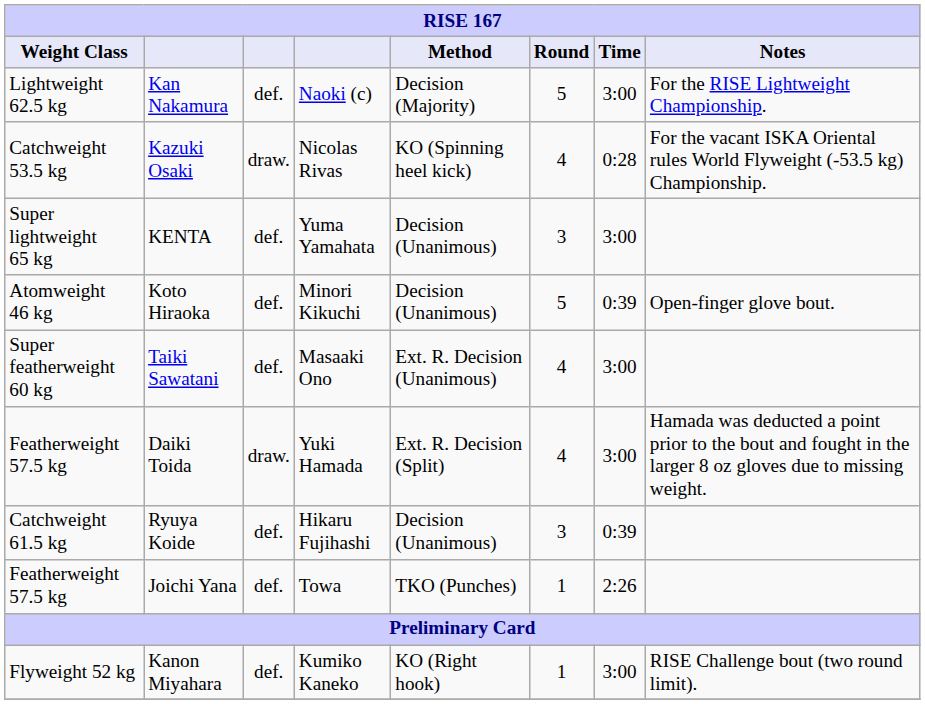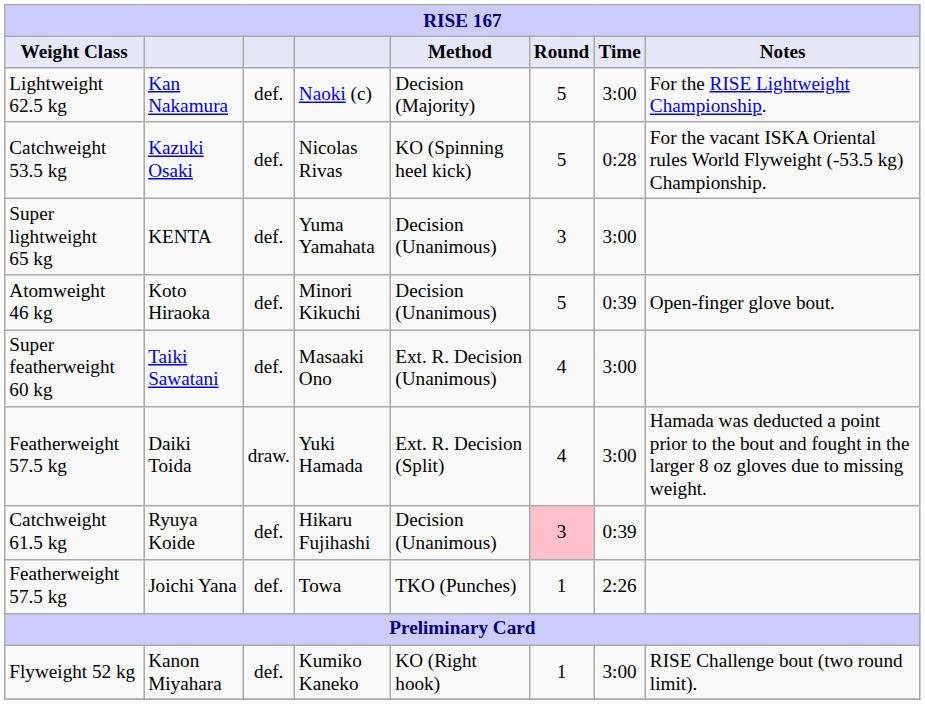(269, 160) draw. -> (269, 160) def.
(562, 160) 4 -> (562, 160) 5
(562, 531) no background -> (562, 531) pink background
